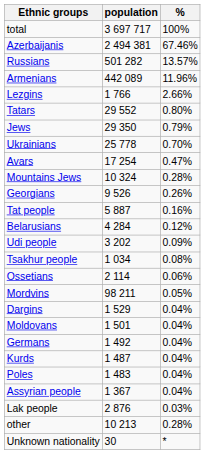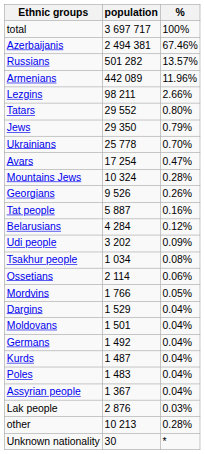(118, 95) 1 766 -> (120, 95) 98 211
(120, 293) 98 211 -> (118, 293) 1 766
